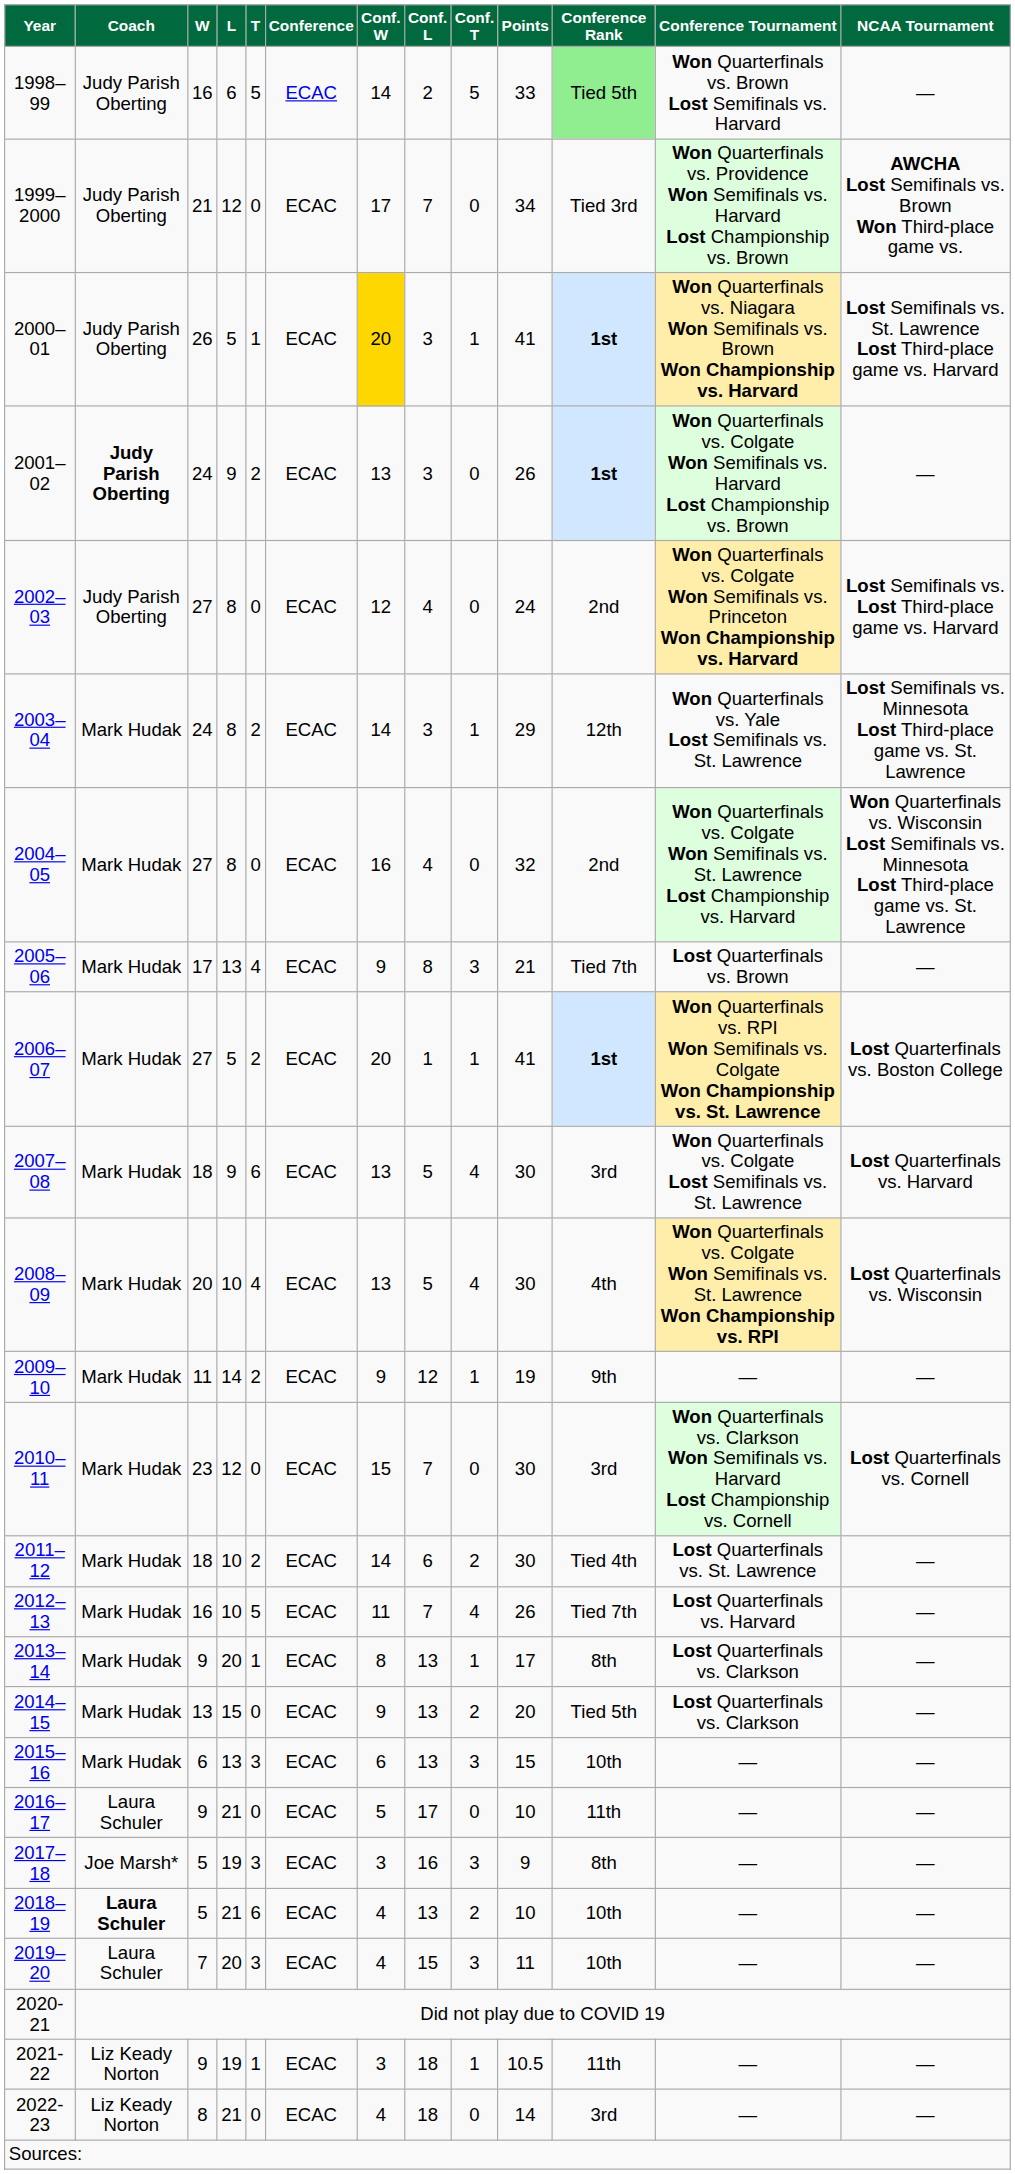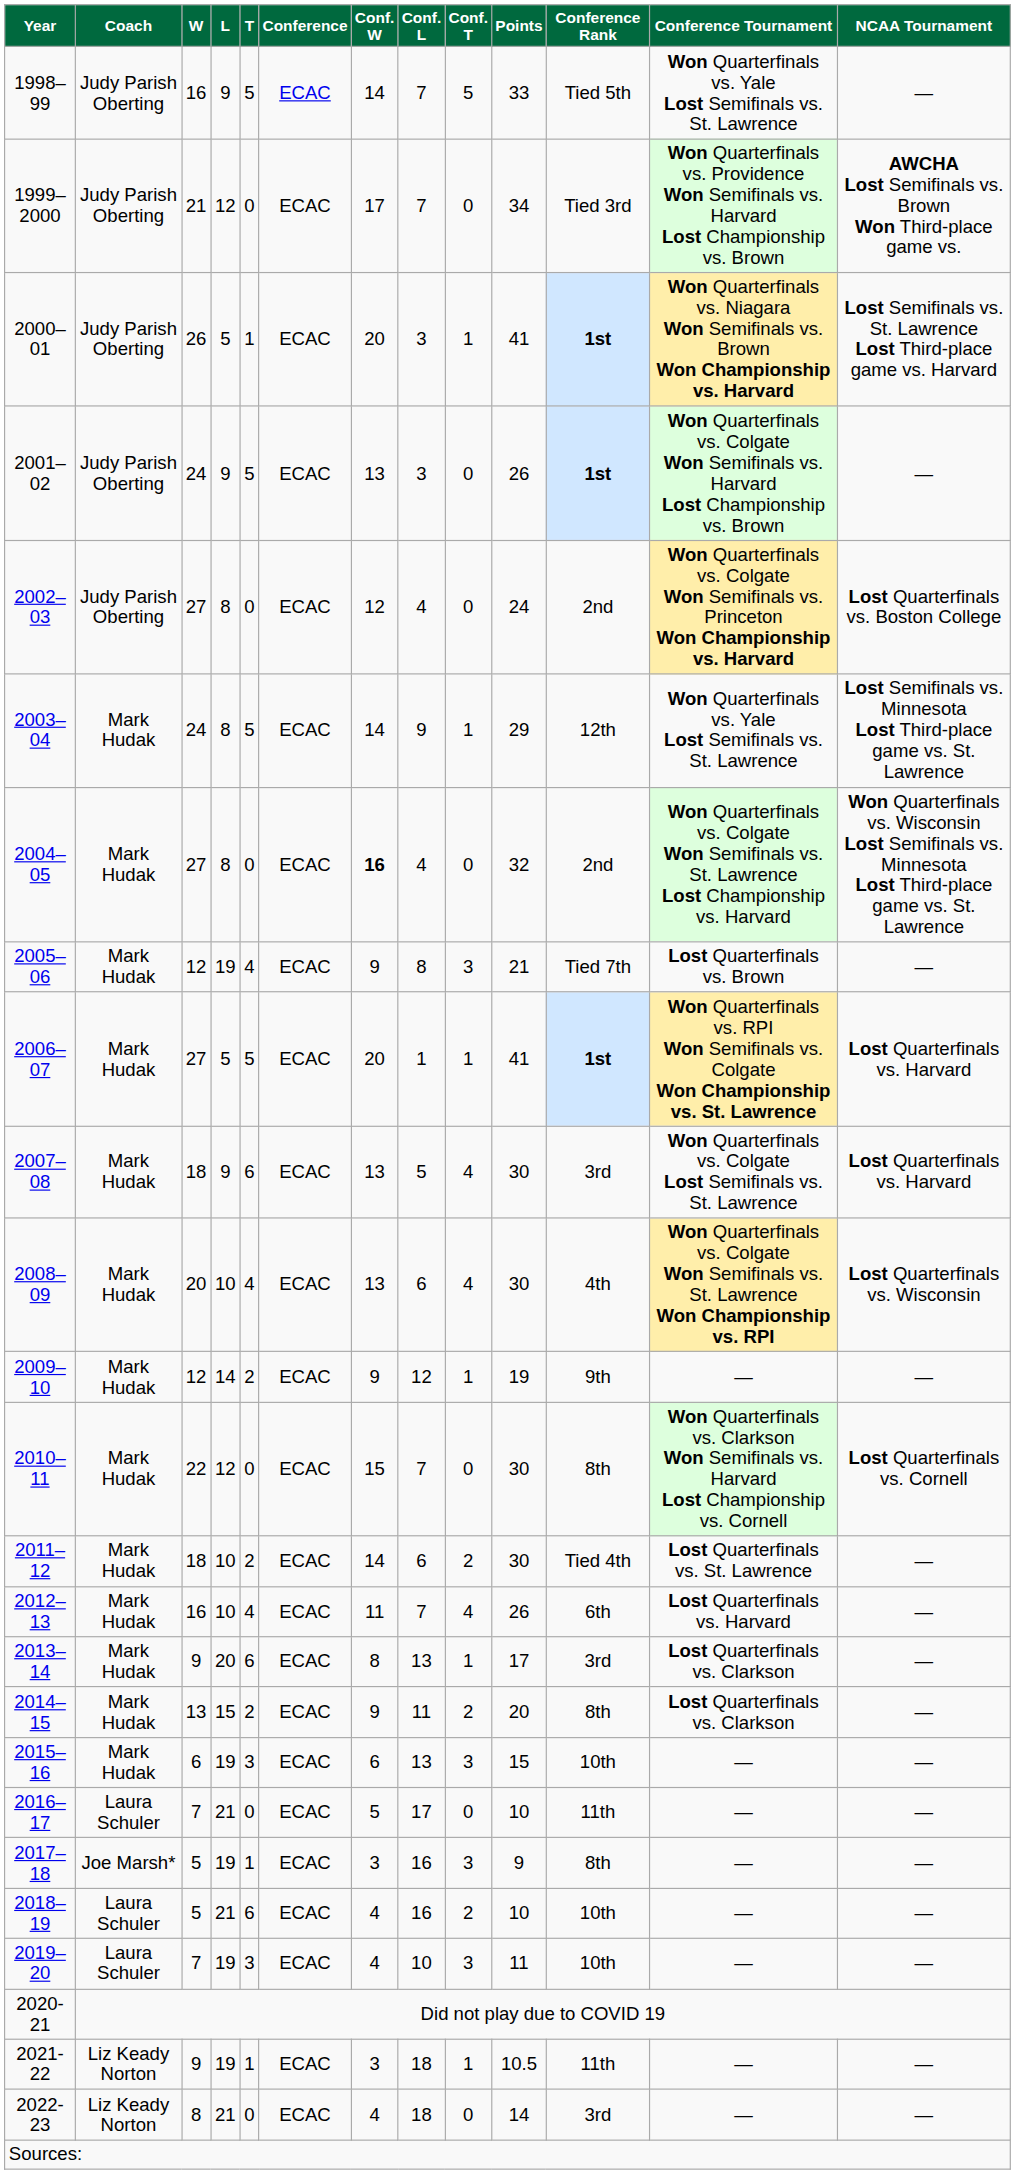(232, 92) 6 -> (225, 92) 9
(428, 92) 2 -> (421, 92) 7
(604, 92) lightgreen background -> (598, 92) no background
(748, 92) Won Quarterfinals vs. Brown Lost Semifinals vs. Harvard -> (743, 92) Won Quarterfinals vs. Yale Lost Semifinals vs. St. Lawrence
(381, 339) gold background -> (375, 339) no background
(131, 473) bold -> (128, 473) normal
(256, 473) 2 -> (249, 473) 5
(925, 607) Lost Semifinals vs. Lost Third-place game vs. Harvard -> (924, 607) Lost Quarterfinals vs. Boston College
(256, 730) 2 -> (249, 730) 5
(428, 730) 3 -> (421, 730) 9
(381, 864) normal -> (375, 864) bold
(202, 966) 17 -> (196, 966) 12
(232, 966) 13 -> (225, 966) 19
(256, 1058) 2 -> (249, 1058) 5
(925, 1058) Lost Quarterfinals vs. Boston College -> (924, 1058) Lost Quarterfinals vs. Harvard
(428, 1284) 5 -> (421, 1284) 6
(202, 1376) 11 -> (196, 1376) 12
(202, 1468) 23 -> (196, 1468) 22
(604, 1468) 3rd -> (598, 1468) 8th
(256, 1611) 5 -> (249, 1611) 4
(604, 1611) Tied 7th -> (598, 1611) 6th
(256, 1661) 1 -> (249, 1661) 6
(604, 1661) 8th -> (598, 1661) 3rd
(256, 1712) 0 -> (249, 1712) 2
(428, 1712) 13 -> (421, 1712) 11
(604, 1712) Tied 5th -> (598, 1712) 8th
(232, 1762) 13 -> (225, 1762) 19
(202, 1812) 9 -> (196, 1812) 7
(256, 1862) 3 -> (249, 1862) 1
(131, 1913) bold -> (128, 1913) normal
(428, 1913) 13 -> (421, 1913) 16
(232, 1963) 20 -> (225, 1963) 19
(428, 1963) 15 -> (421, 1963) 10
